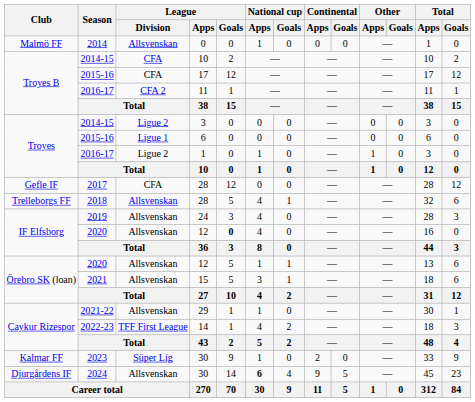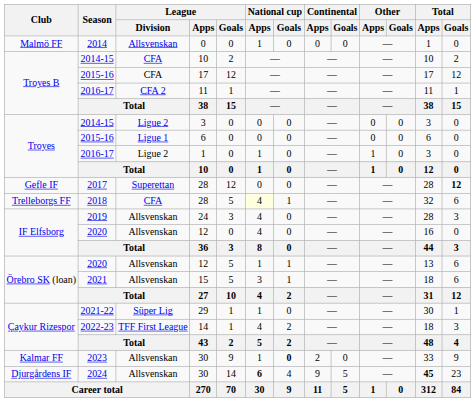(153, 185) CFA -> (153, 185) Superettan
(456, 185) normal -> (456, 185) bold
(153, 201) Allsvenskan -> (153, 201) CFA
(260, 201) no background -> (260, 201) lightyellow background
(231, 232) bold -> (231, 232) normal
(153, 311) Allsvenskan -> (153, 311) Süper Lig
(153, 358) Süper Lig -> (153, 358) Allsvenskan
(289, 358) normal -> (289, 358) bold
(429, 374) normal -> (429, 374) bold
